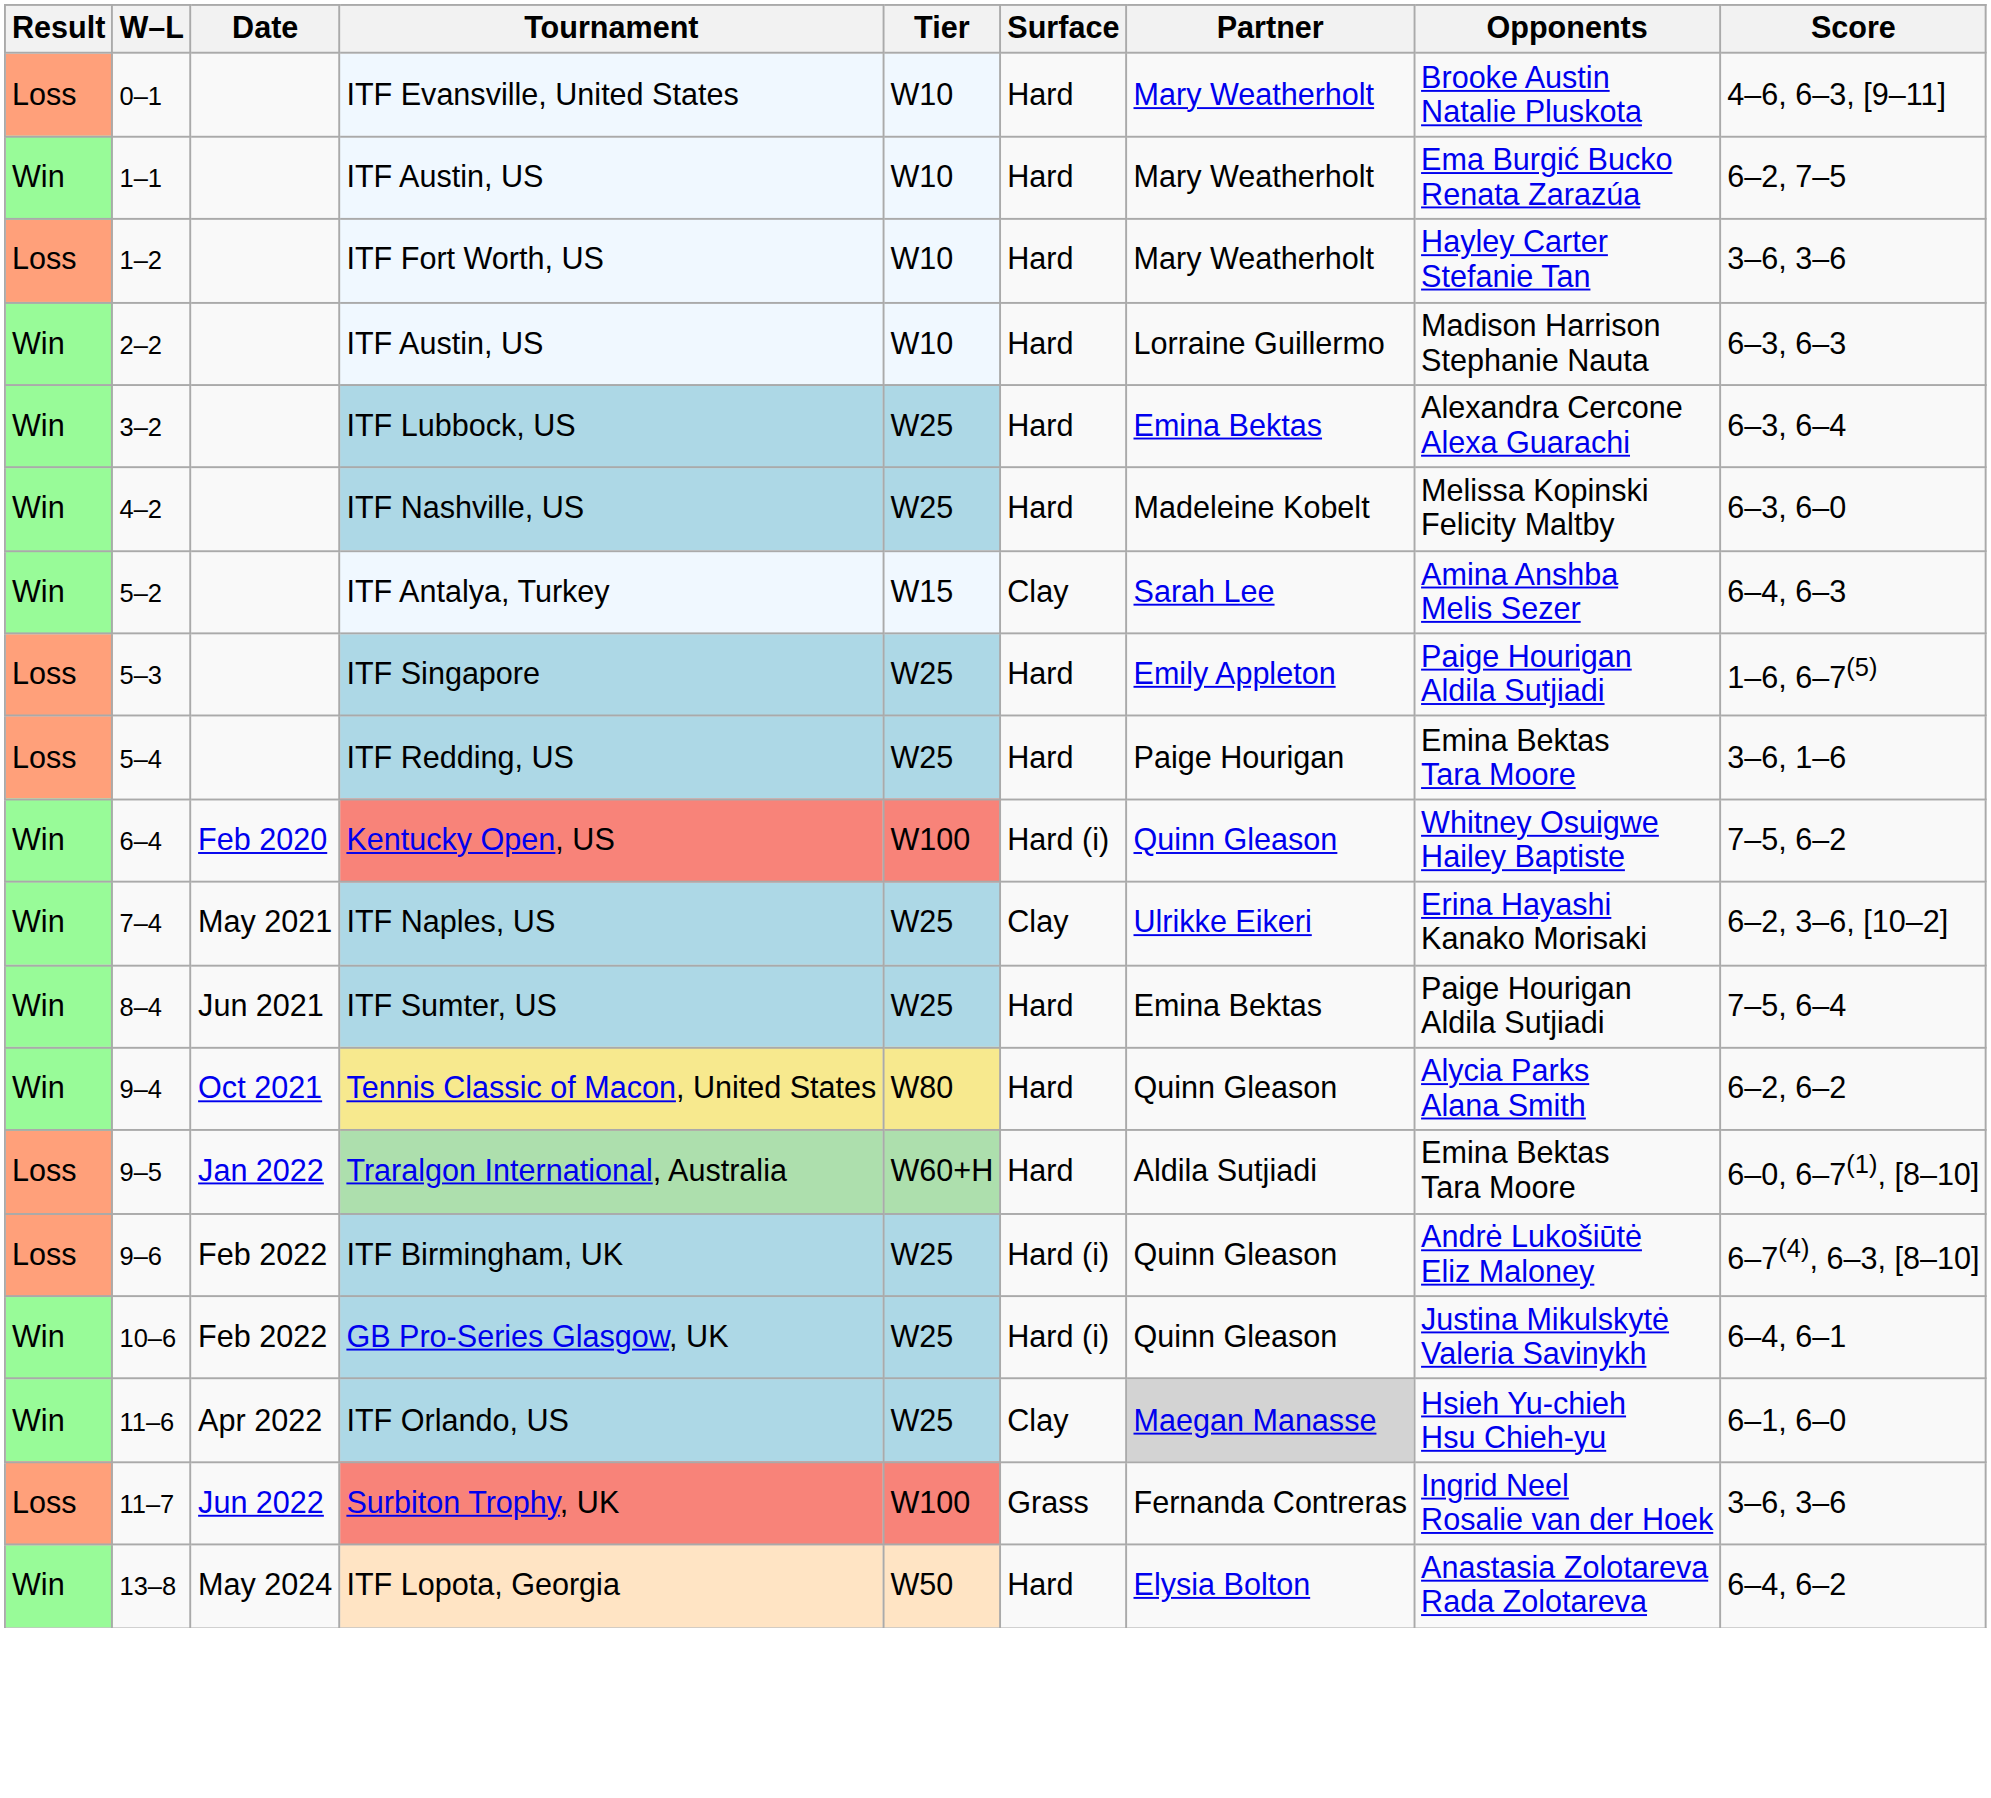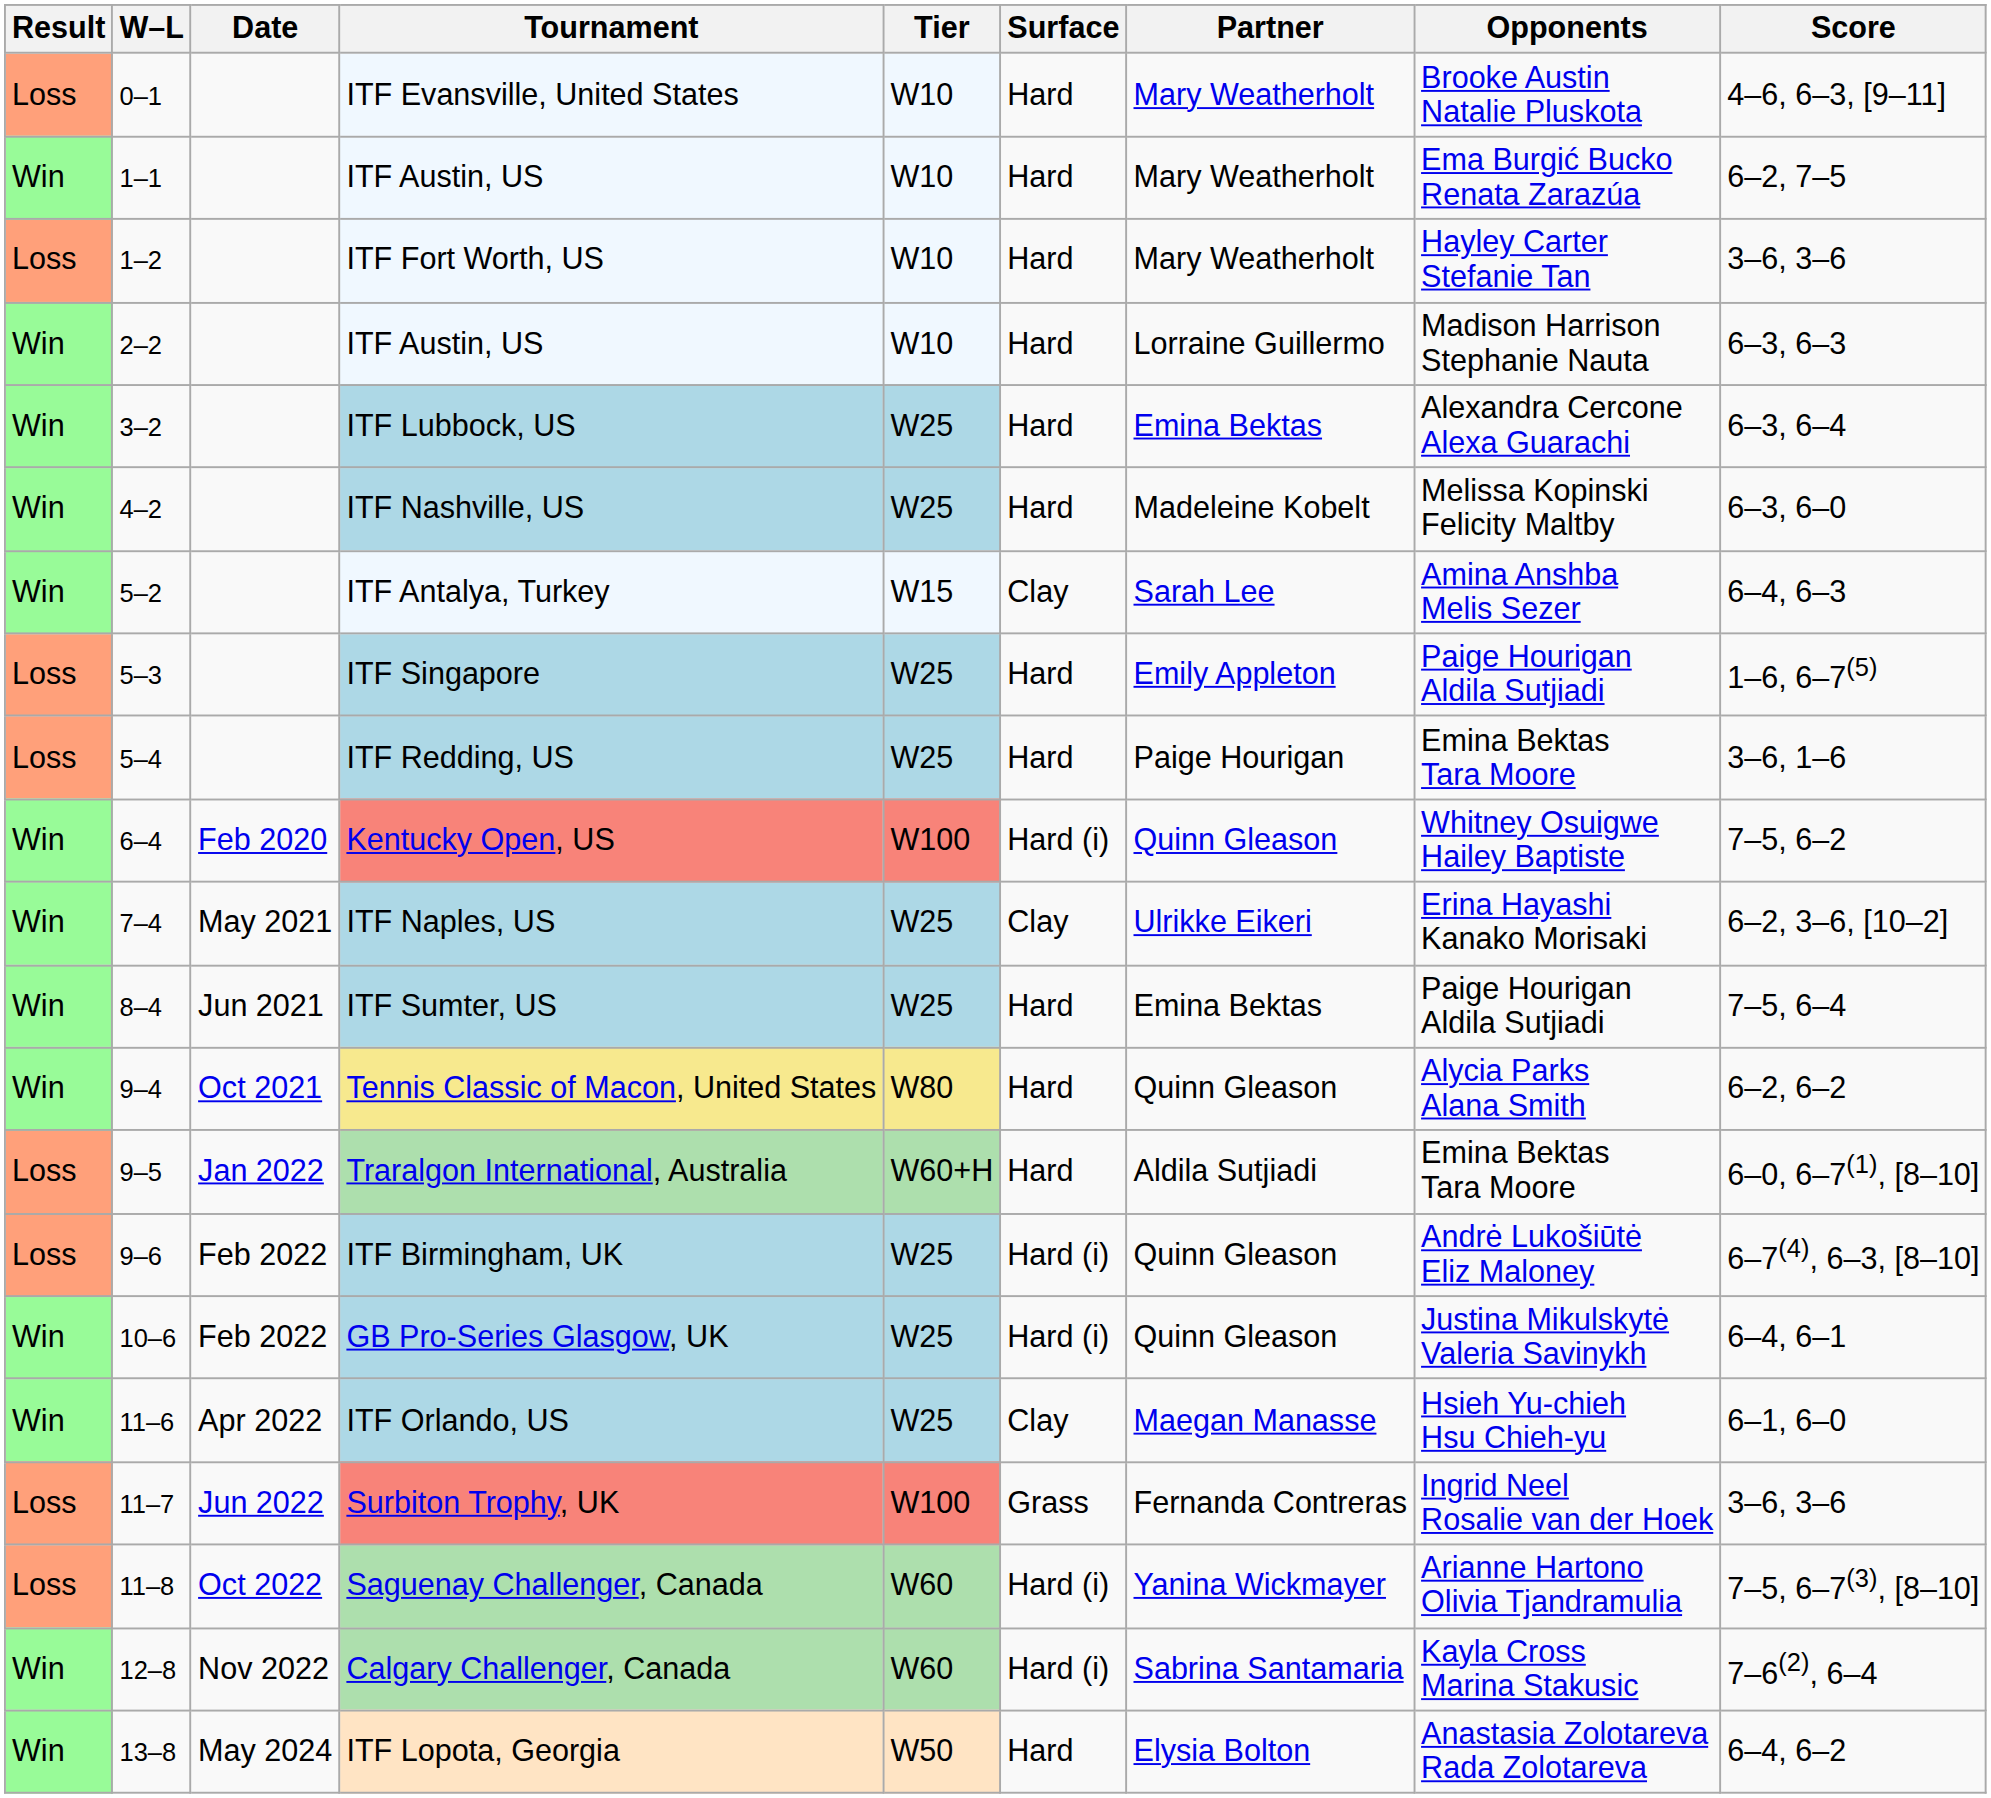(1255, 1419) lightgrey background -> (1255, 1419) no background
+ row: (147, 1587)
+ row: (148, 1670)
